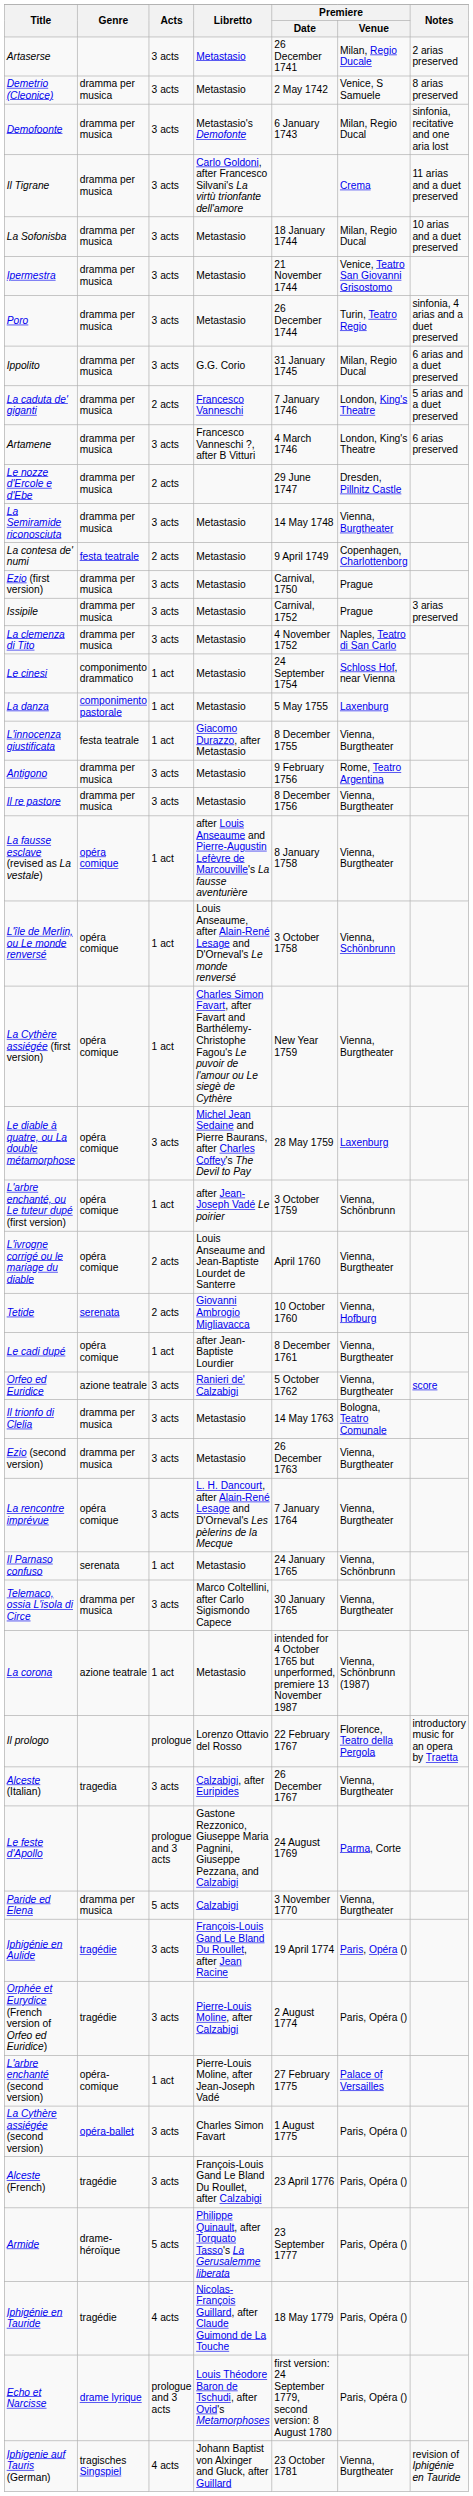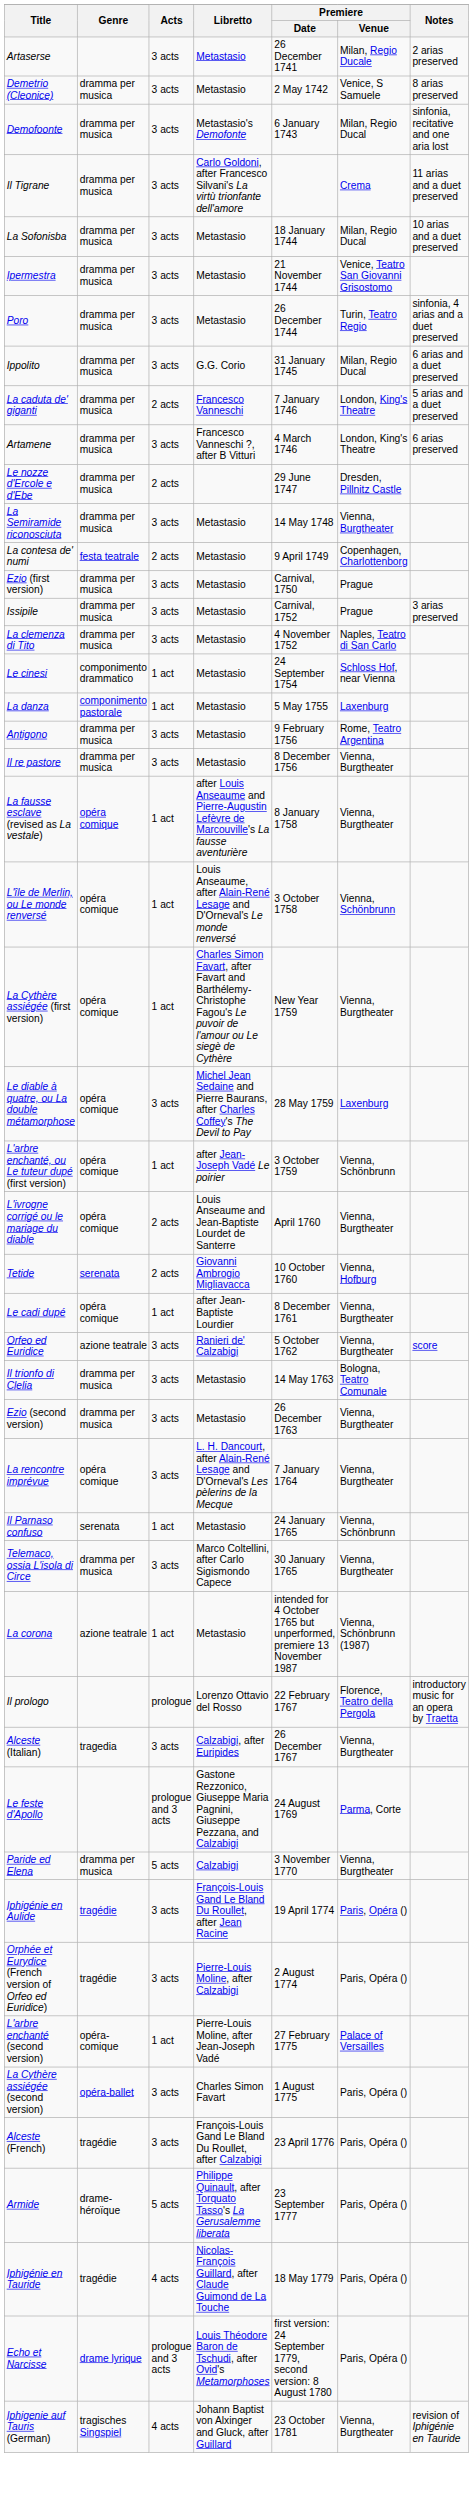- row: (34, 740)
